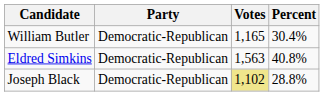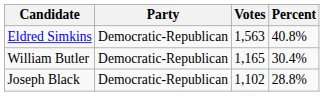rows swapped: (50, 58) <-> (48, 36)
(250, 79) khaki background -> (250, 79) no background
